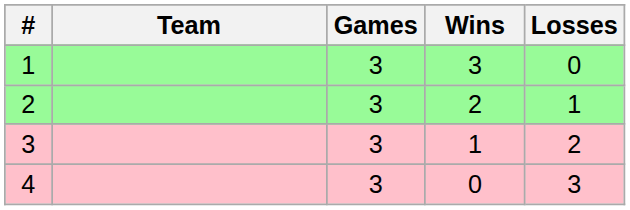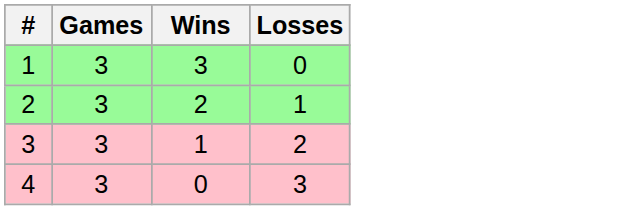- column: (189, 25)
